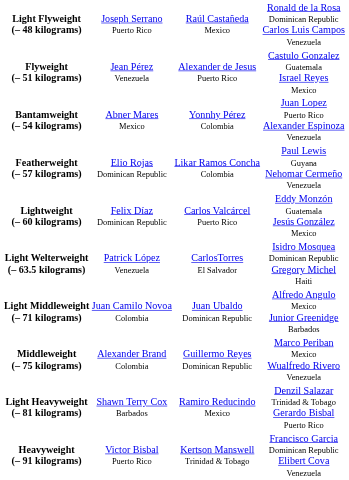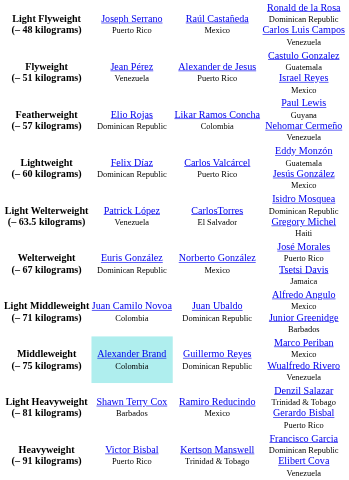- row: (47, 120)
+ row: (47, 264)
(132, 359) no background -> (132, 359) paleturquoise background
